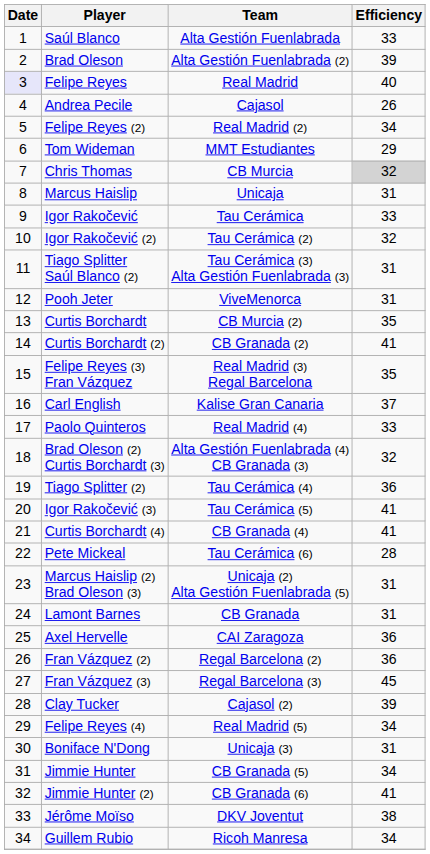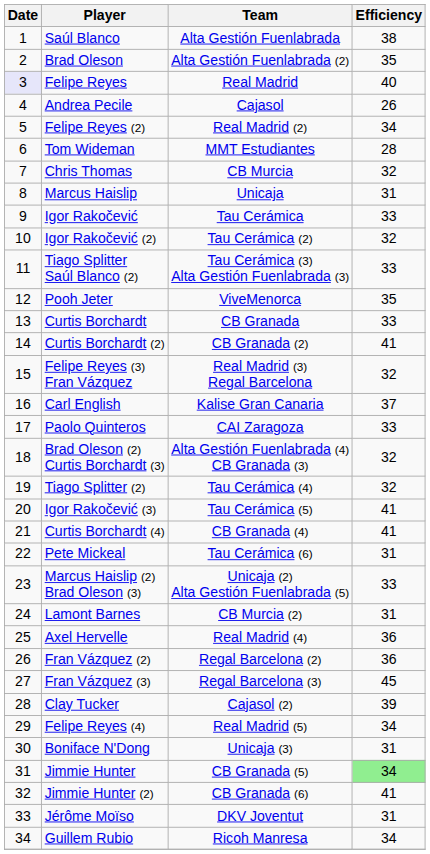(389, 37) 33 -> (389, 37) 38
(389, 60) 39 -> (389, 60) 35
(389, 149) 29 -> (389, 149) 28
(389, 171) lightgrey background -> (389, 171) no background
(389, 269) 31 -> (389, 269) 33
(389, 299) 31 -> (389, 299) 35
(260, 321) CB Murcia (2) -> (260, 321) CB Granada
(389, 321) 35 -> (389, 321) 33
(389, 374) 35 -> (389, 374) 32
(260, 426) Real Madrid (4) -> (260, 426) CAI Zaragoza
(389, 487) 36 -> (389, 487) 32
(389, 554) 28 -> (389, 554) 31
(389, 584) 31 -> (389, 584) 33
(260, 614) CB Granada -> (260, 614) CB Murcia (2)
(260, 637) CAI Zaragoza -> (260, 637) Real Madrid (4)
(389, 771) no background -> (389, 771) lightgreen background
(389, 815) 38 -> (389, 815) 31
